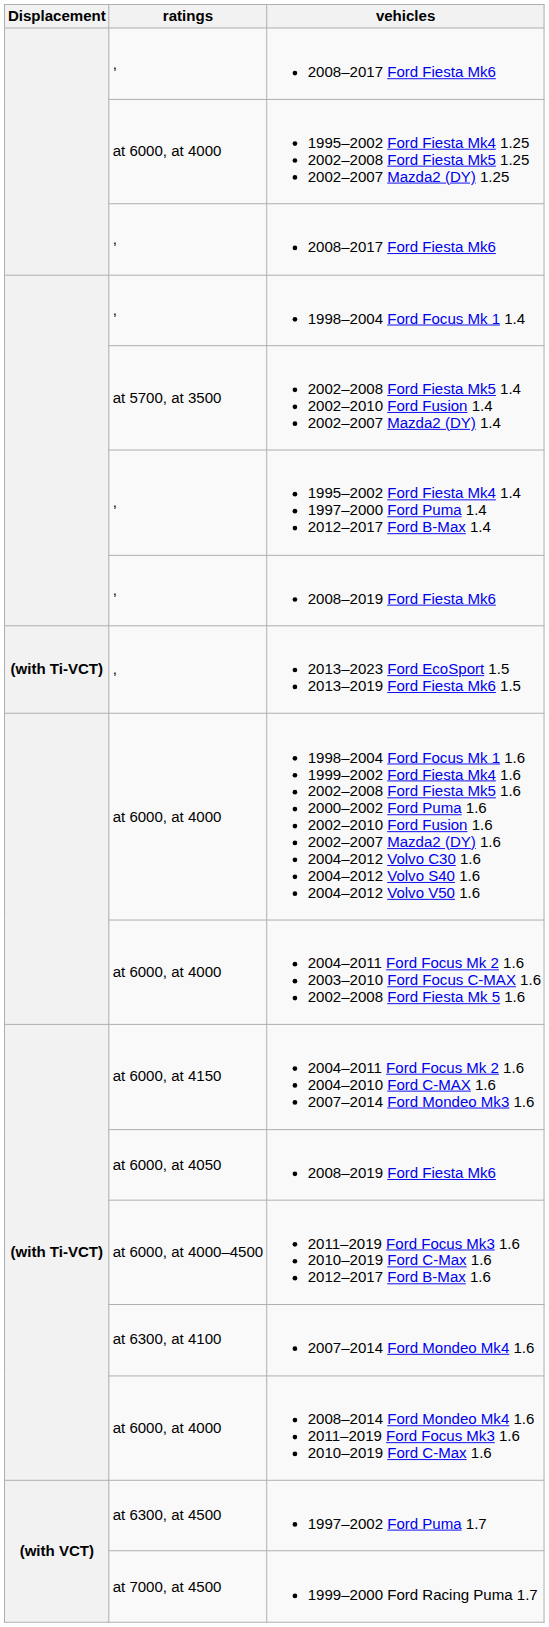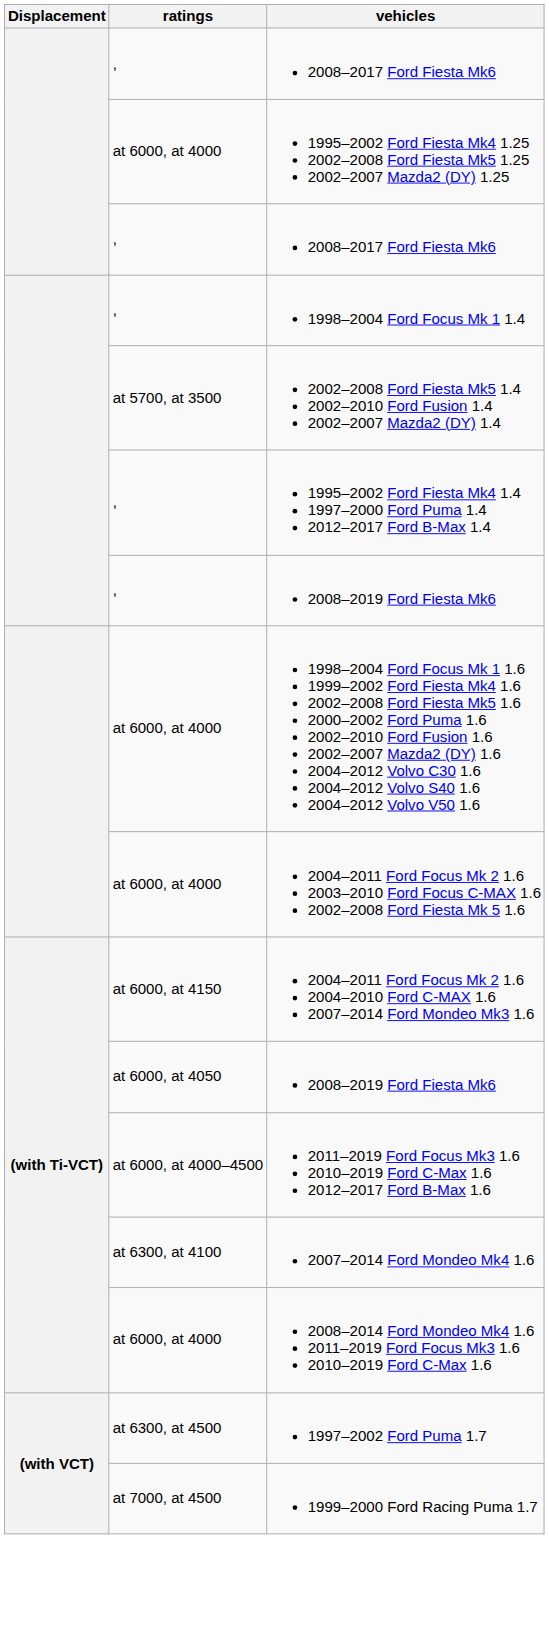- row: (115, 669)
